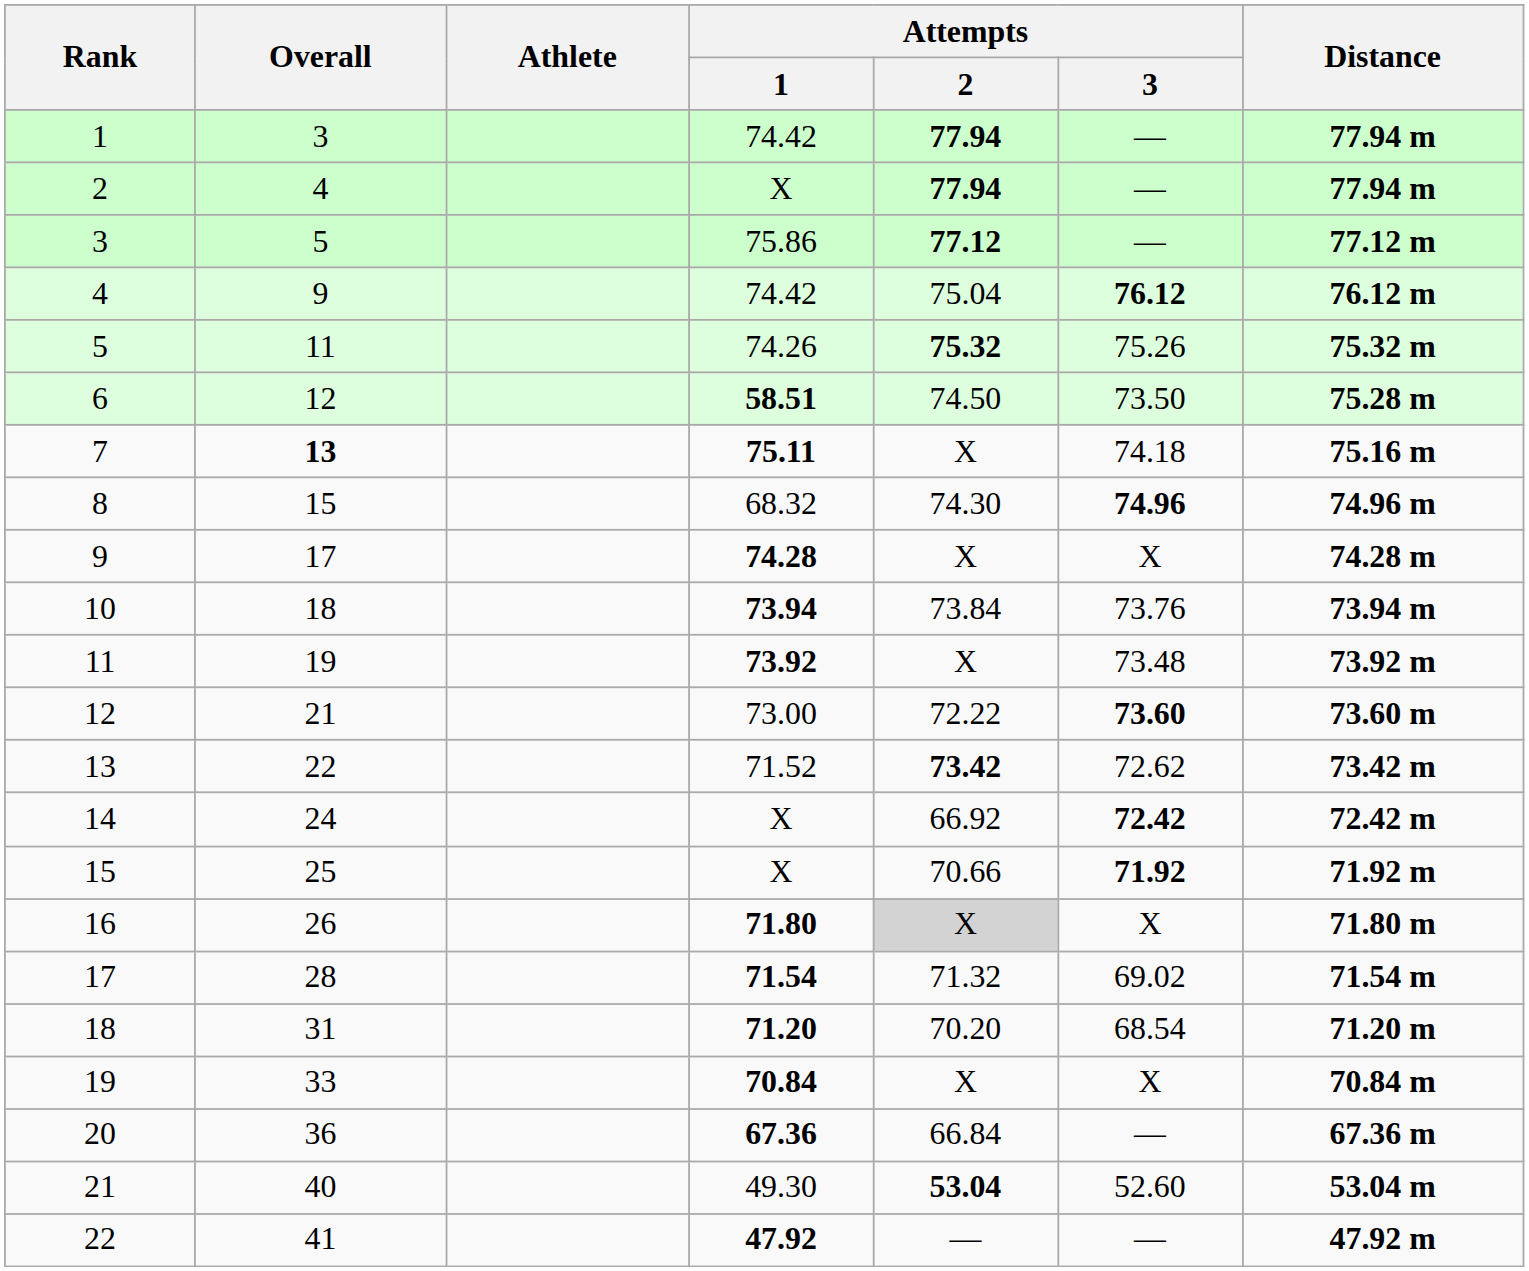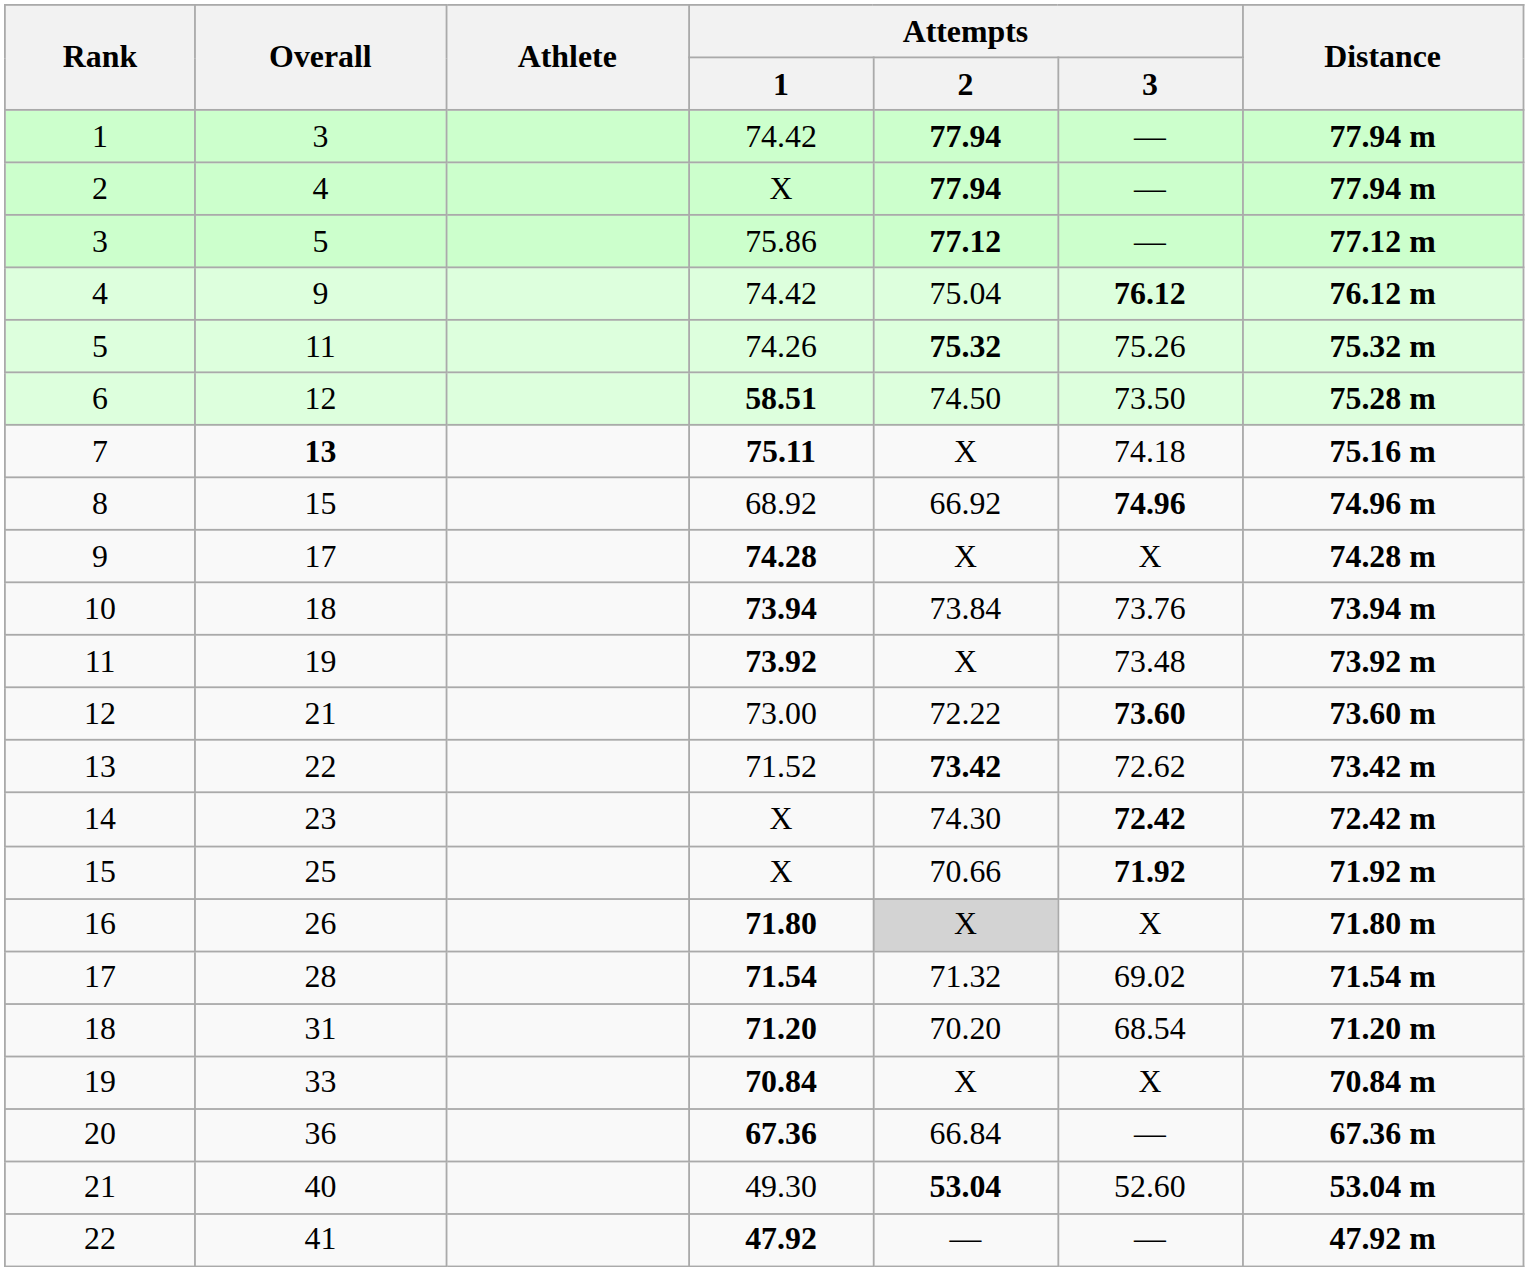(781, 503) 68.32 -> (781, 503) 68.92
(965, 503) 74.30 -> (965, 503) 66.92
(320, 818) 24 -> (320, 818) 23
(965, 818) 66.92 -> (965, 818) 74.30
